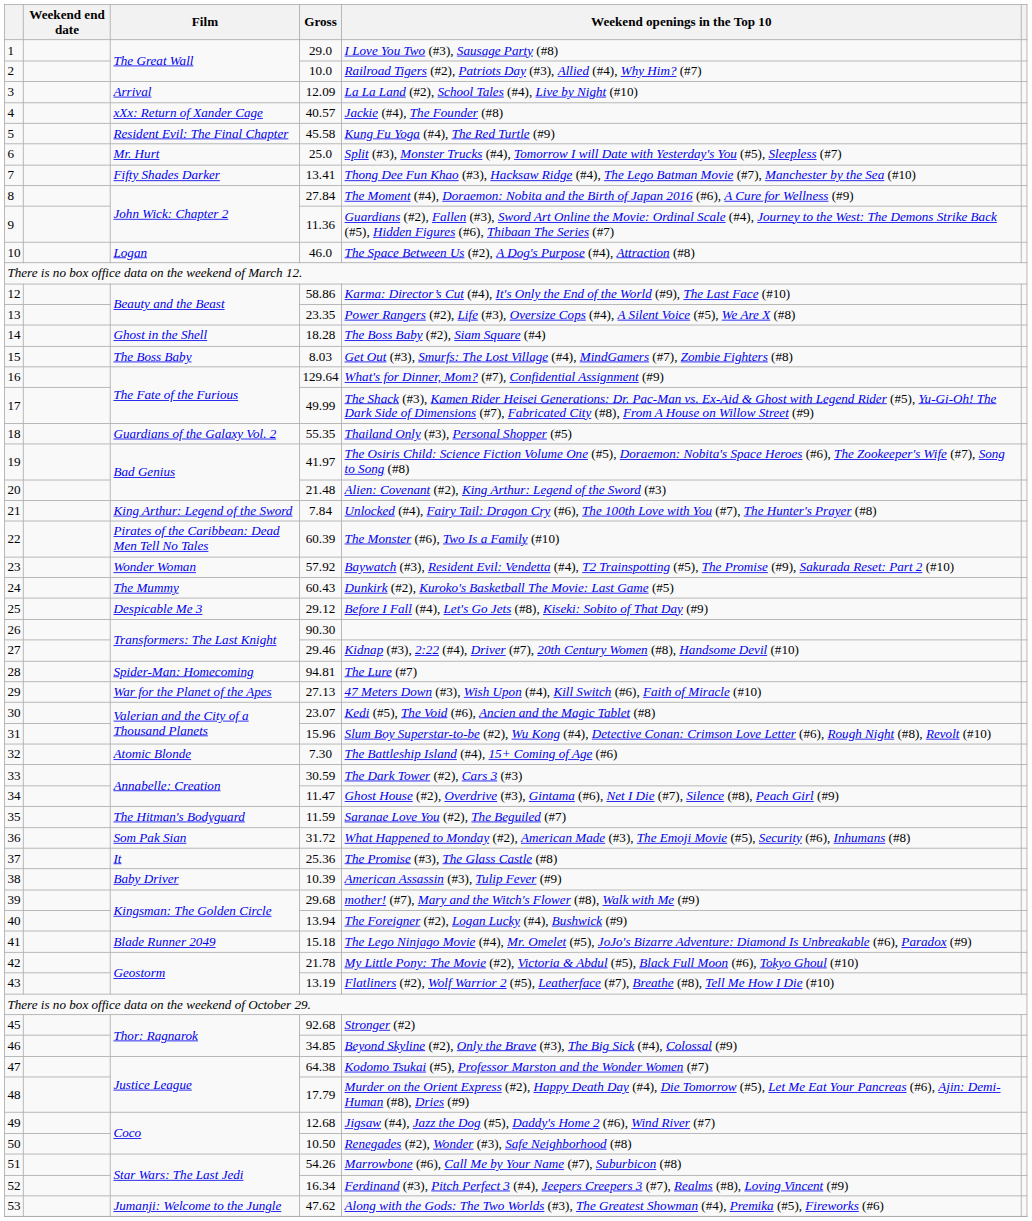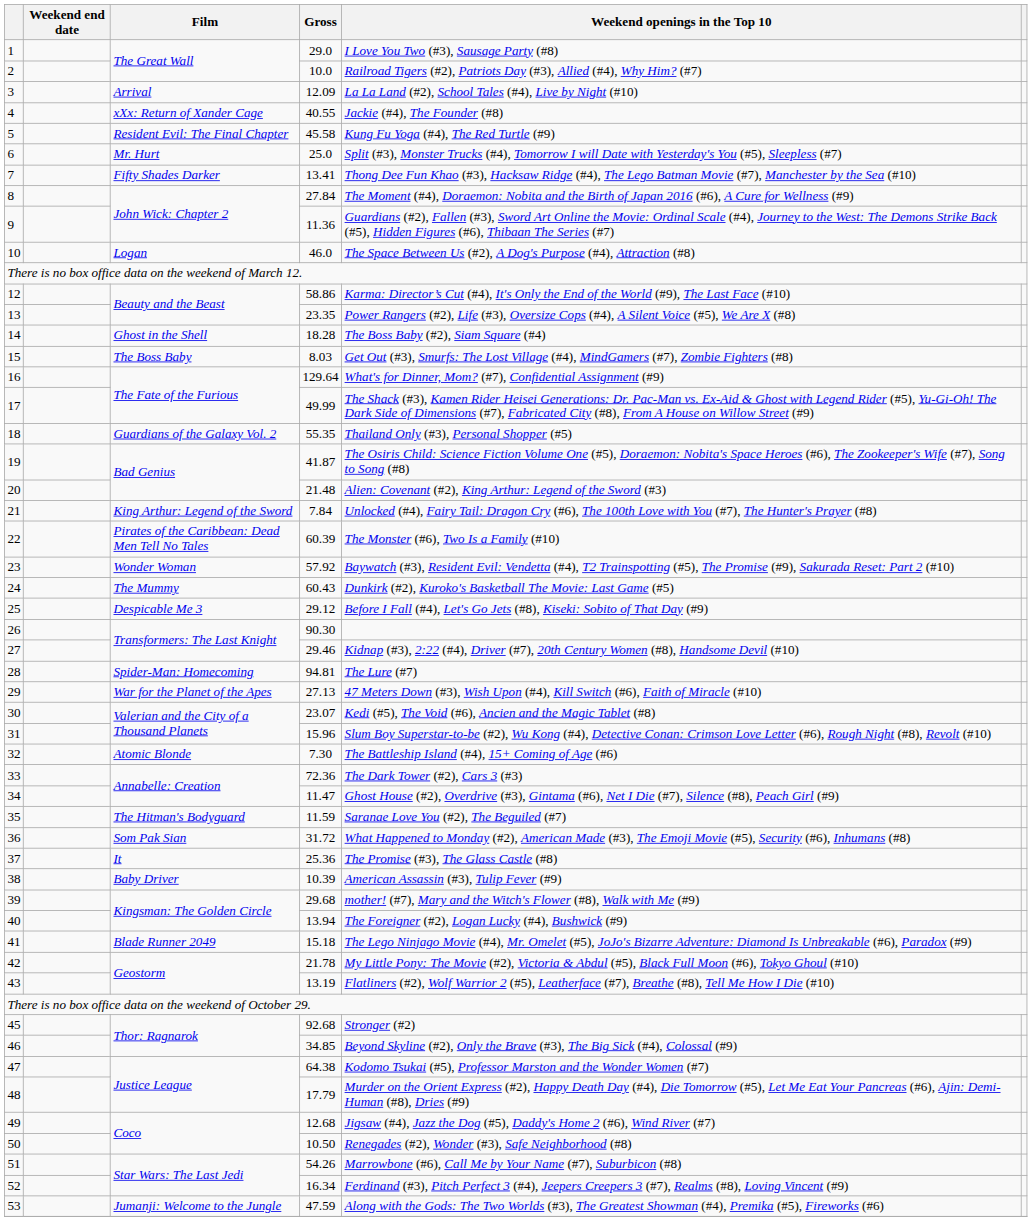(321, 112) 40.57 -> (321, 112) 40.55
(321, 461) 41.97 -> (321, 461) 41.87
(321, 775) 30.59 -> (321, 775) 72.36
(321, 1206) 47.62 -> (321, 1206) 47.59
